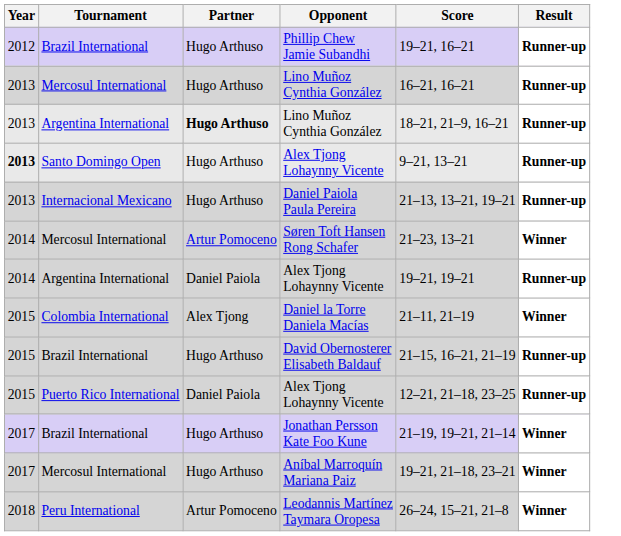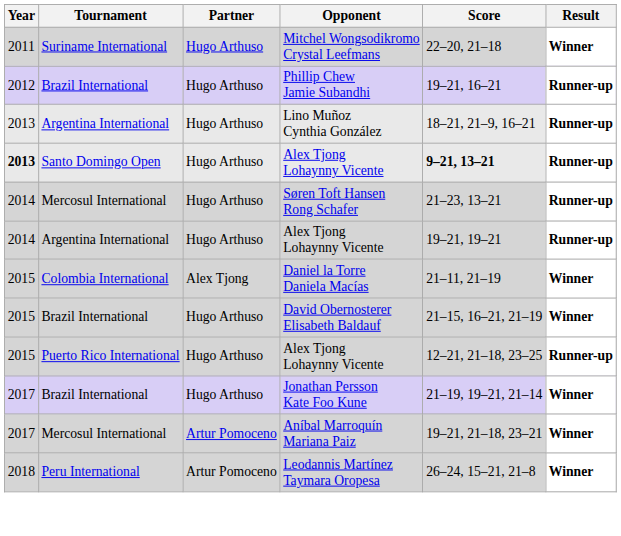+ row: (104, 46)
- row: (104, 85)
(227, 124) bold -> (225, 124) normal
(434, 162) normal -> (460, 162) bold
- row: (107, 201)
(231, 240) Artur Pomoceno -> (225, 201) Hugo Arthuso
(544, 240) Winner -> (581, 201) Runner-up
(223, 279) Daniel Paiola -> (225, 240) Hugo Arthuso
(554, 356) Runner-up -> (571, 317) Winner
(223, 395) Daniel Paiola -> (225, 356) Hugo Arthuso
(225, 472) Hugo Arthuso -> (231, 433) Artur Pomoceno
